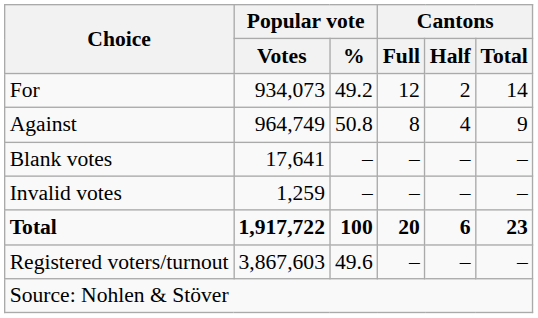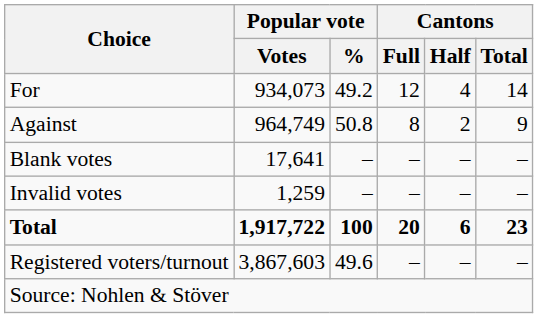(465, 90) 2 -> (465, 90) 4
(465, 124) 4 -> (465, 124) 2
